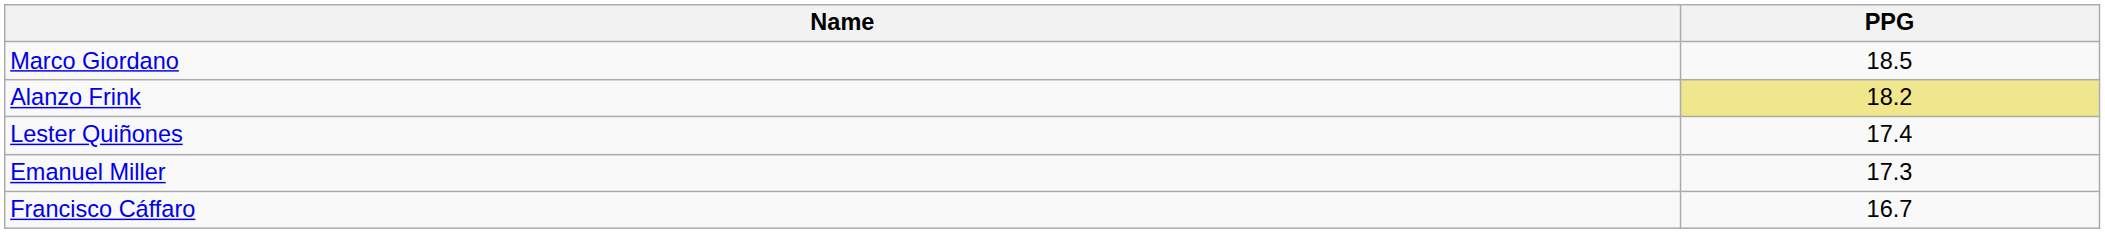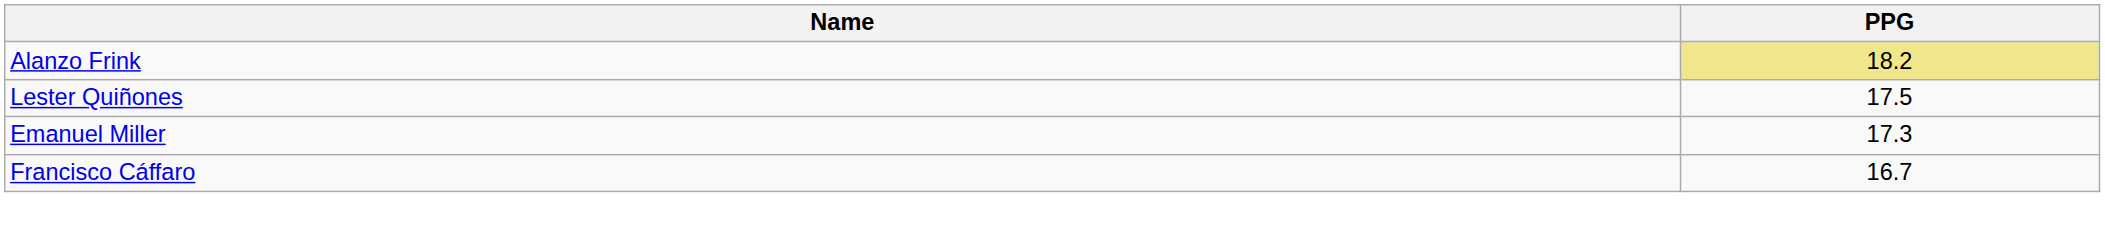- row: (94, 60)
(1889, 135) 17.4 -> (1889, 97) 17.5
